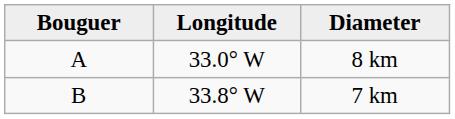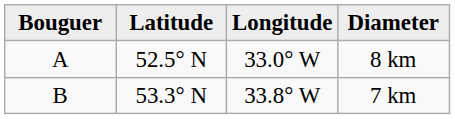+ column: (171, 22)
